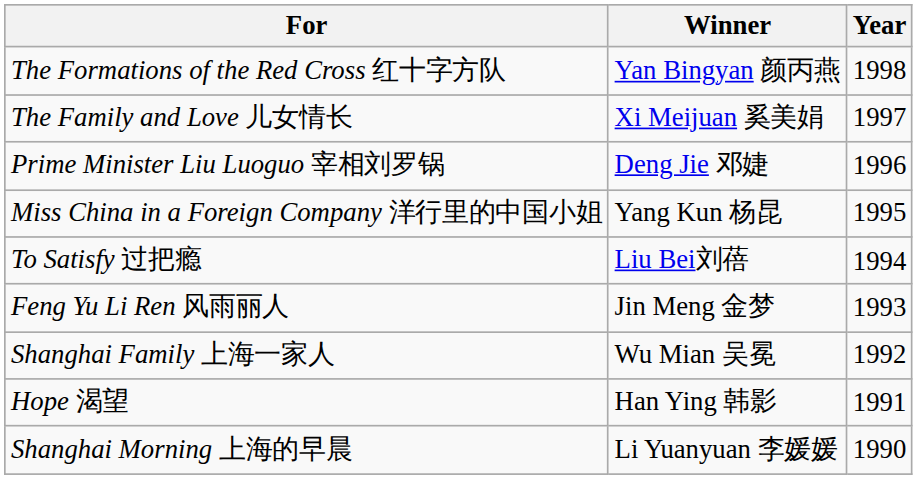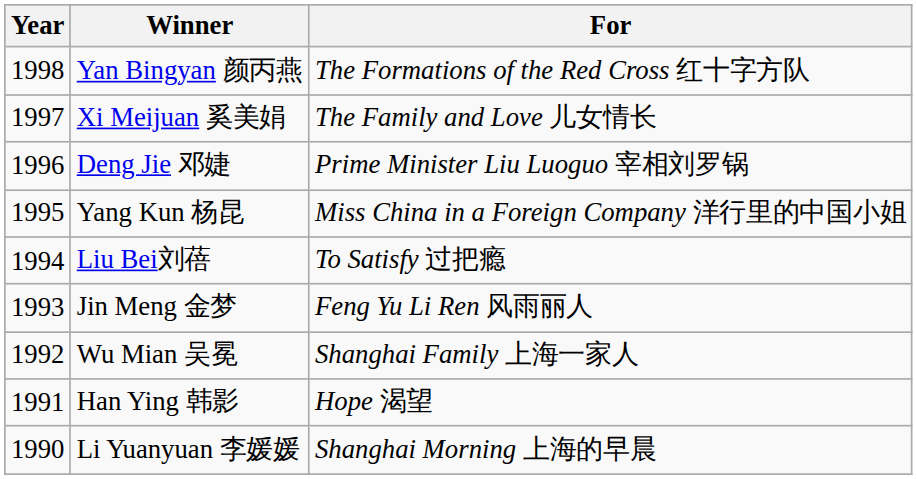columns swapped: (880, 25) <-> (307, 25)
